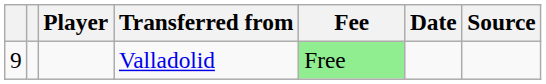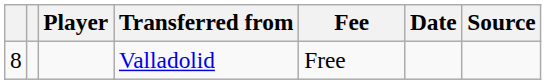(16, 60) 9 -> (16, 60) 8
(325, 60) lightgreen background -> (325, 60) no background
